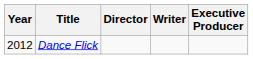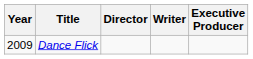(20, 44) 2012 -> (20, 44) 2009
